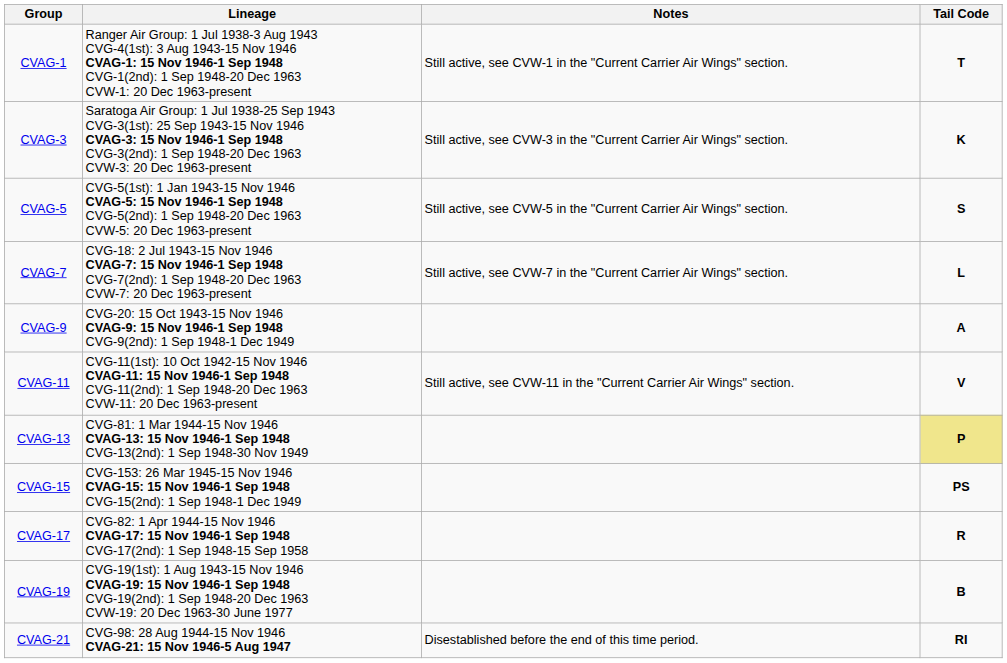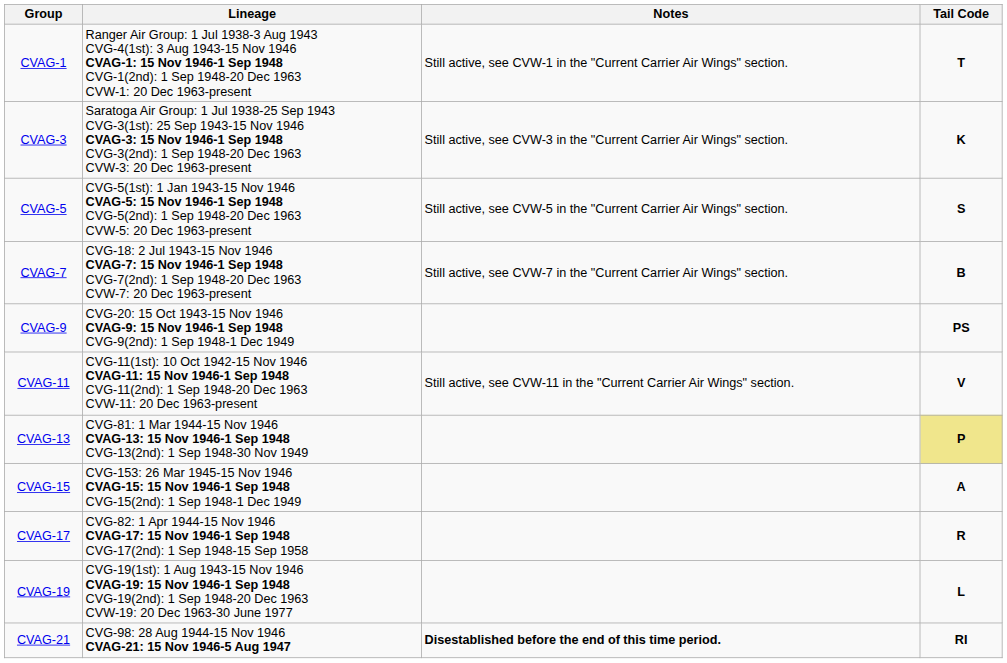(961, 272) L -> (961, 272) B
(961, 328) A -> (961, 328) PS
(961, 487) PS -> (961, 487) A
(961, 591) B -> (961, 591) L
(562, 640) normal -> (573, 640) bold
